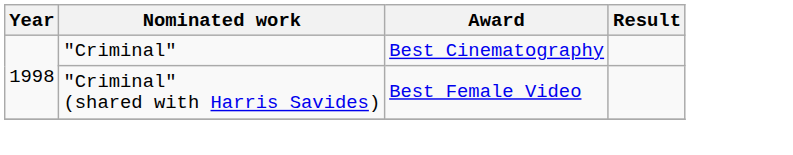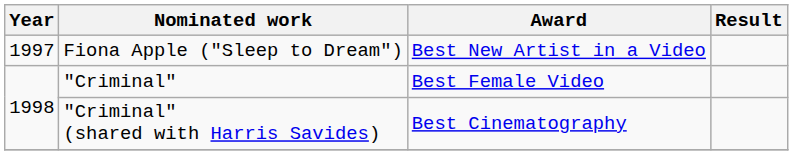+ row: (233, 51)
(497, 51) Best Cinematography -> (508, 82) Best Female Video
(485, 92) Best Female Video -> (519, 123) Best Cinematography
